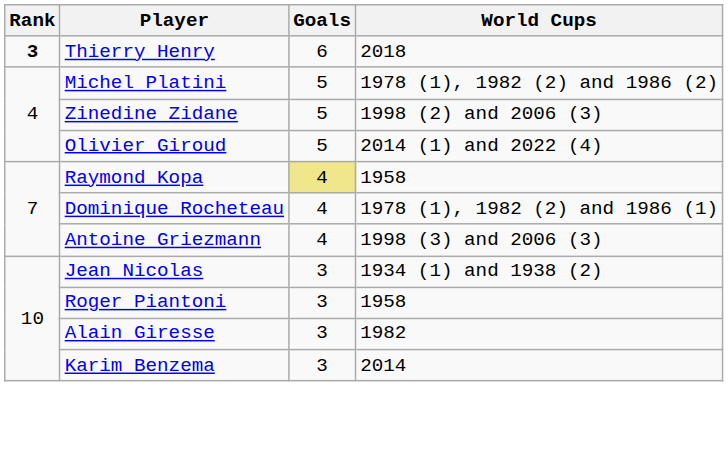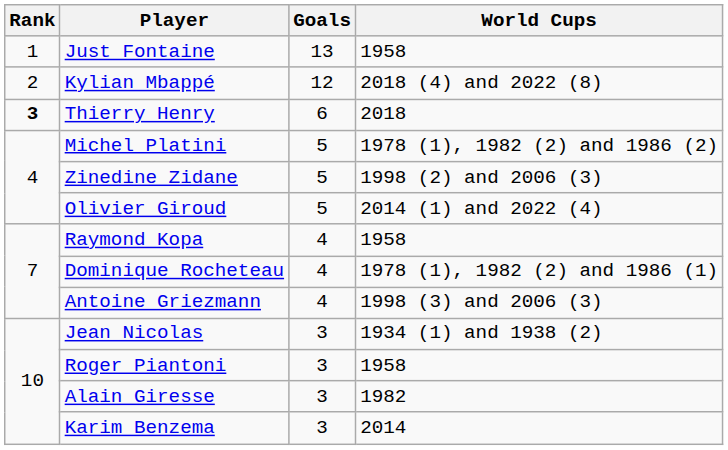+ row: (140, 52)
+ row: (140, 83)
(322, 177) khaki background -> (322, 240) no background
